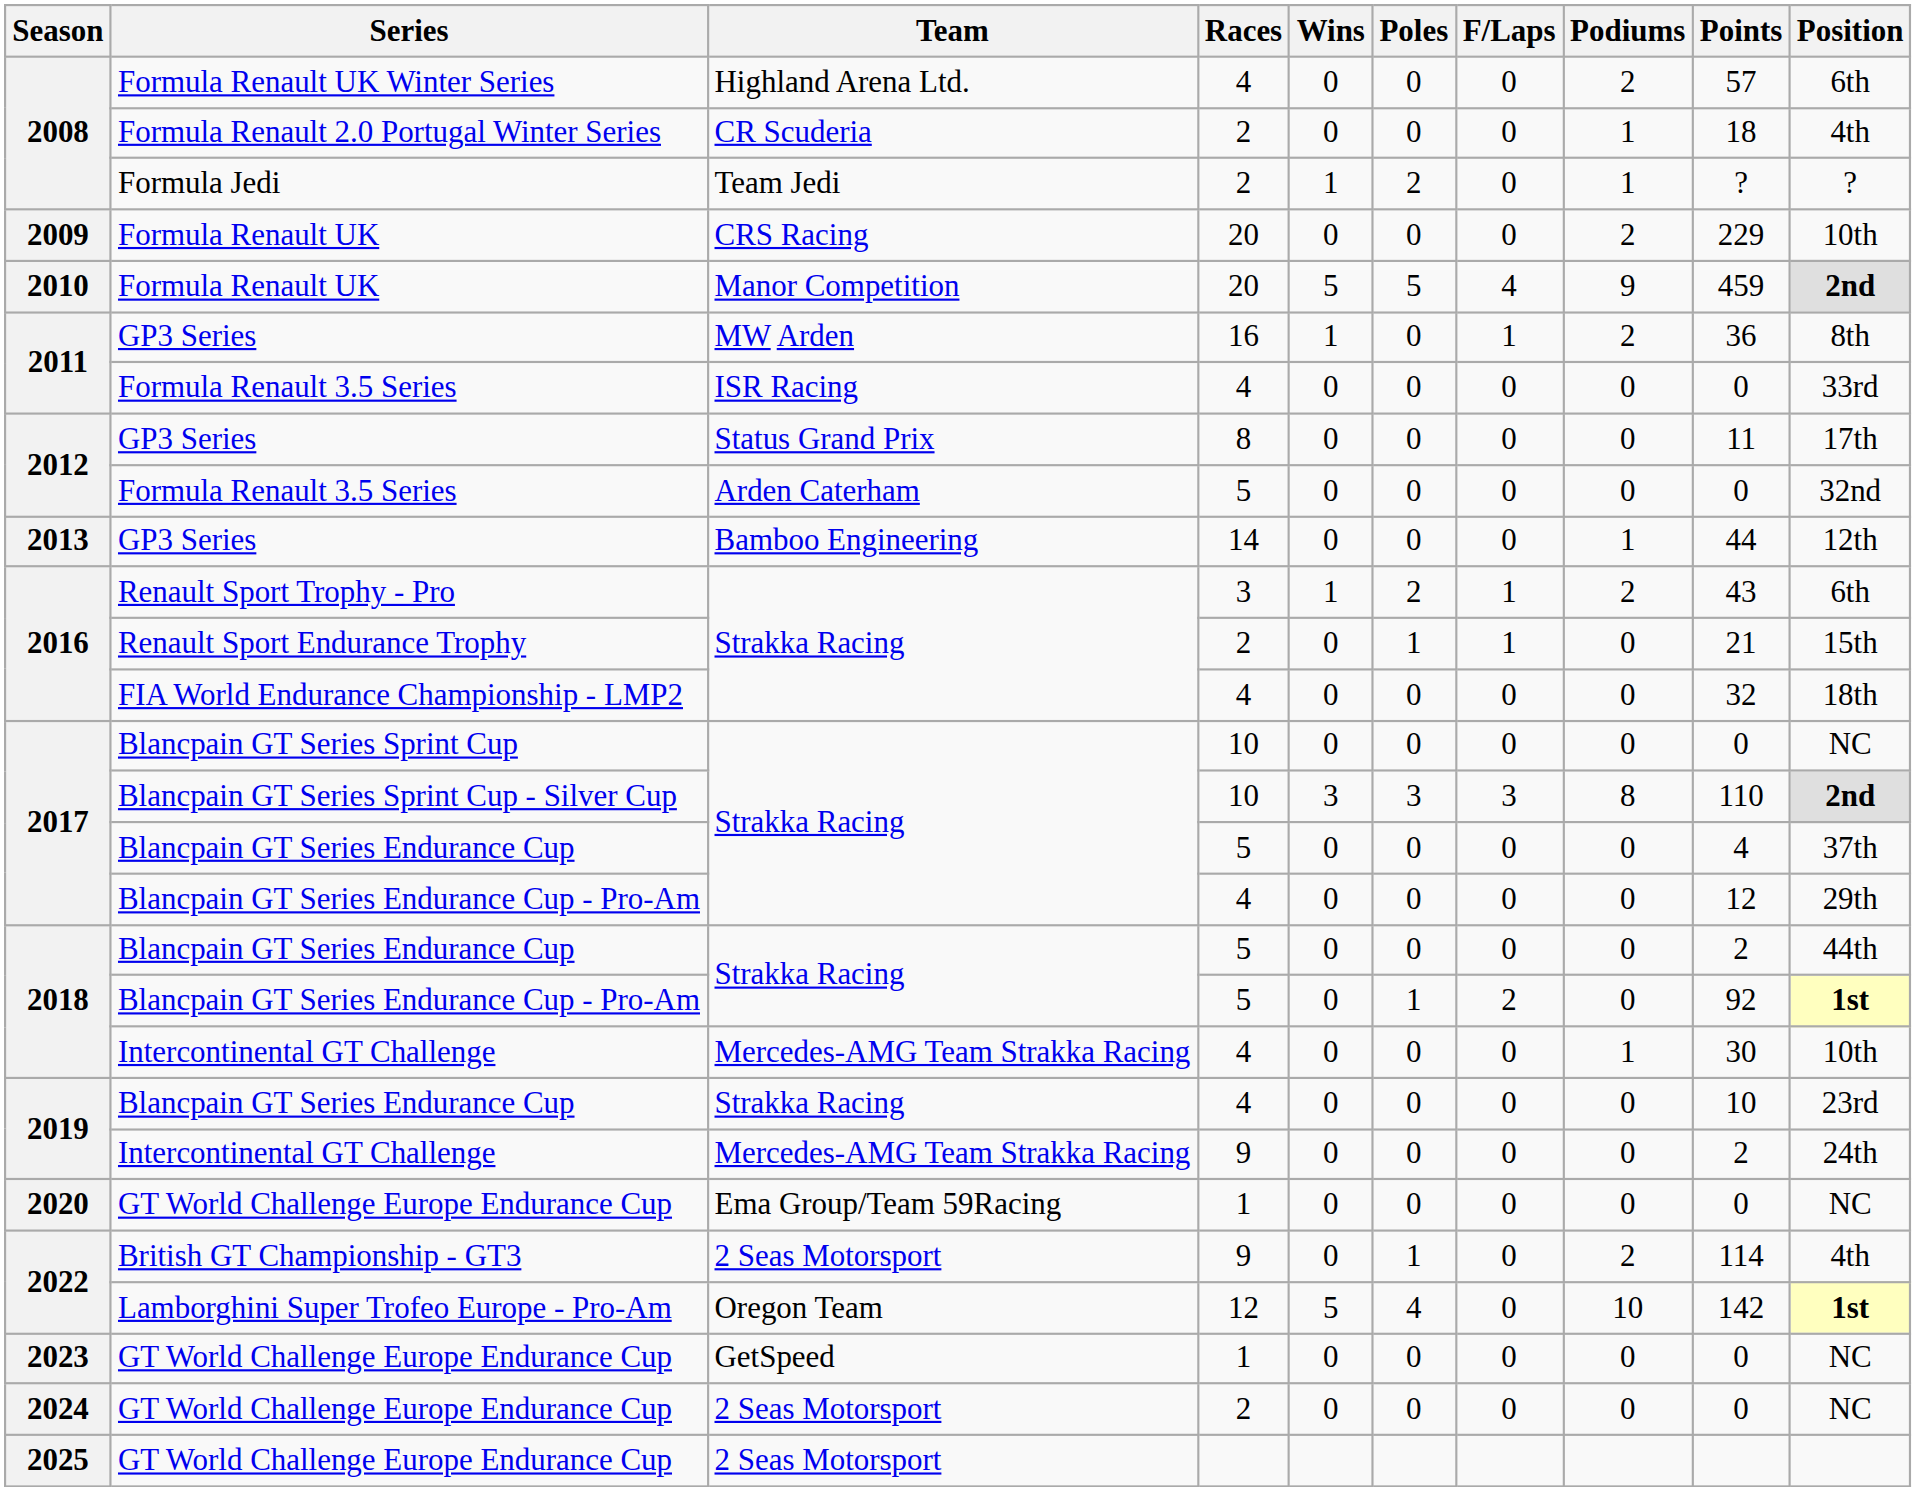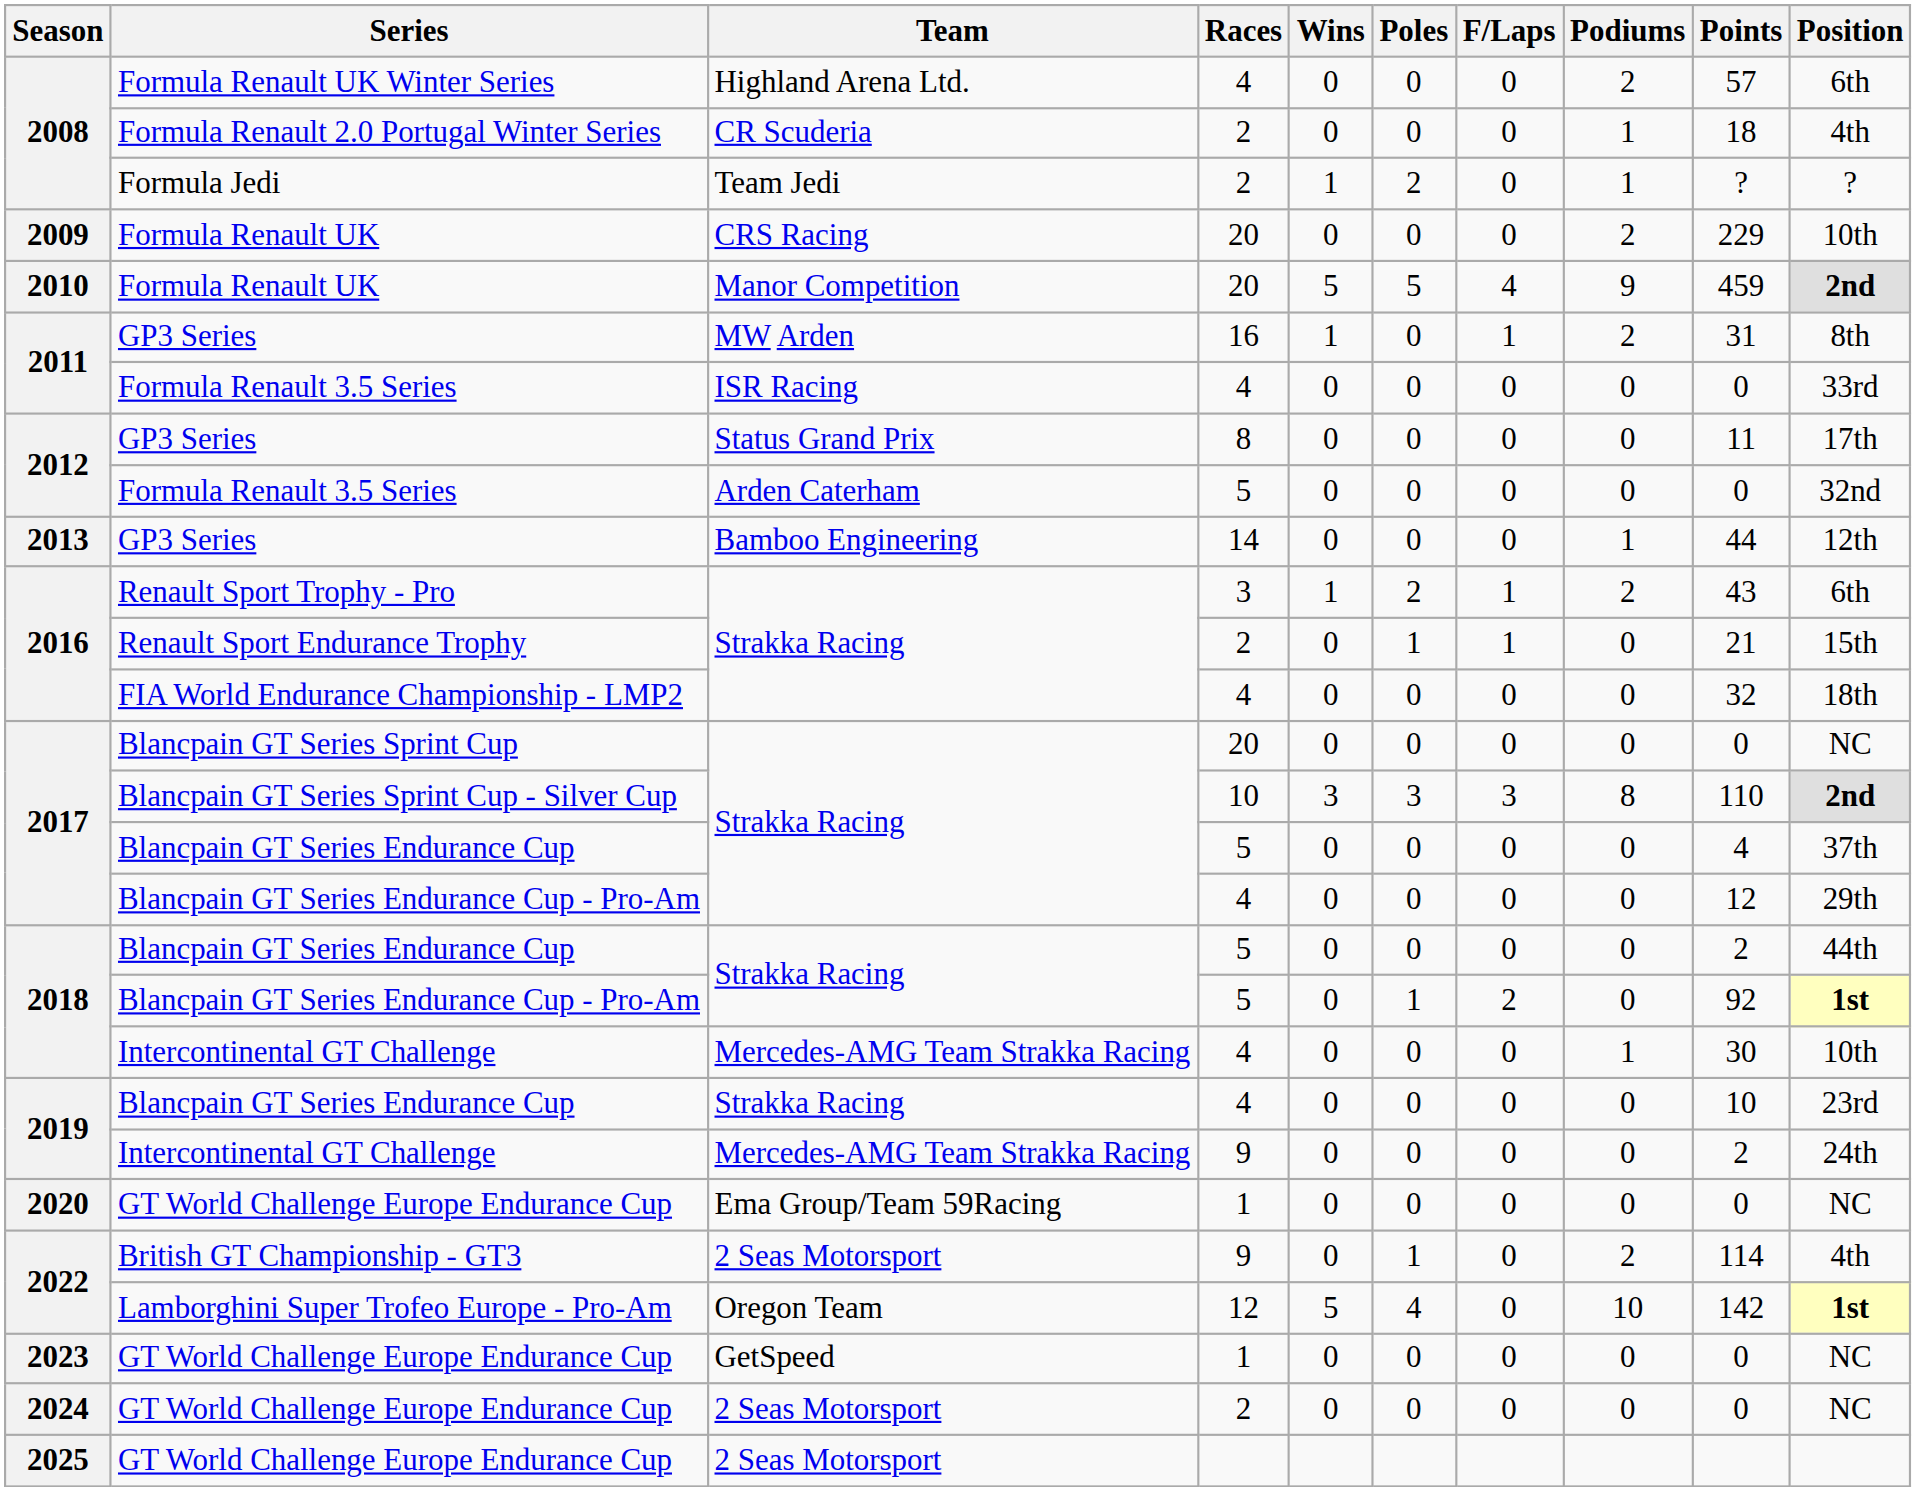(1741, 336) 36 -> (1741, 336) 31
(1243, 745) 10 -> (1243, 745) 20
